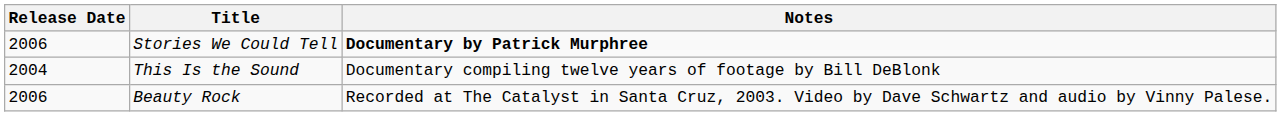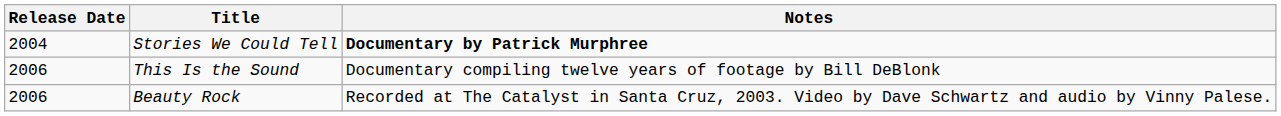(28, 44) 2006 -> (28, 44) 2004
(28, 71) 2004 -> (28, 71) 2006
